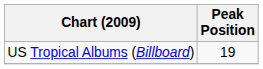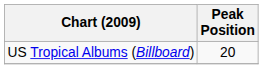(228, 52) 19 -> (228, 52) 20
